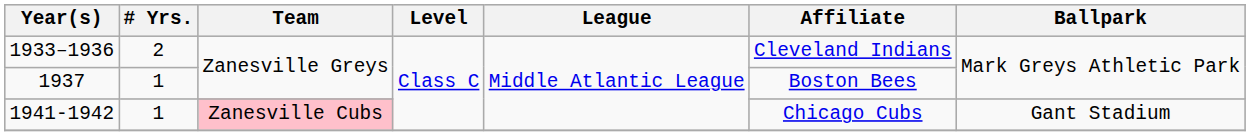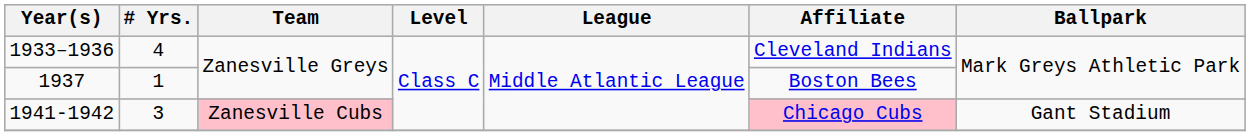(158, 52) 2 -> (158, 52) 4
(158, 115) 1 -> (158, 115) 3
(853, 115) no background -> (853, 115) pink background
